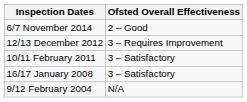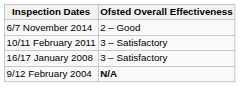- row: (55, 43)
(116, 89) normal -> (109, 74) bold
